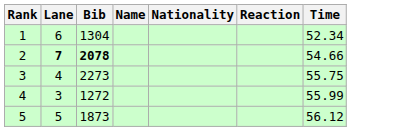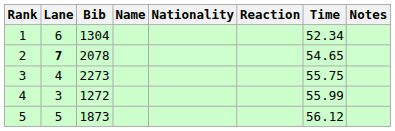+ column: (368, 15)
(94, 55) bold -> (94, 55) normal
(325, 55) 54.66 -> (325, 55) 54.65
